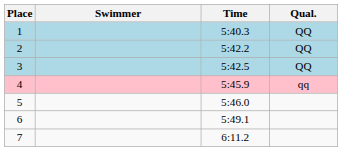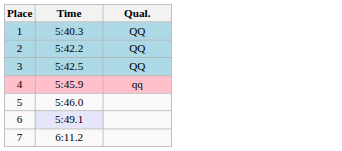- column: (118, 13)
(235, 119) no background -> (69, 119) lavender background
